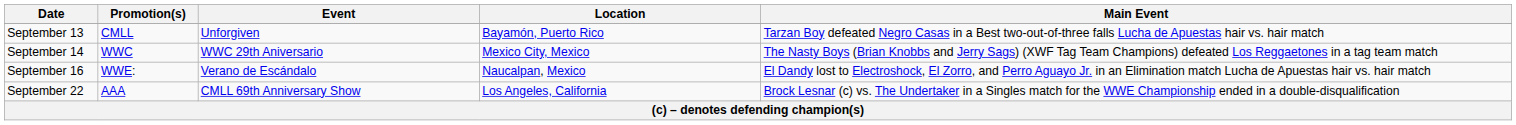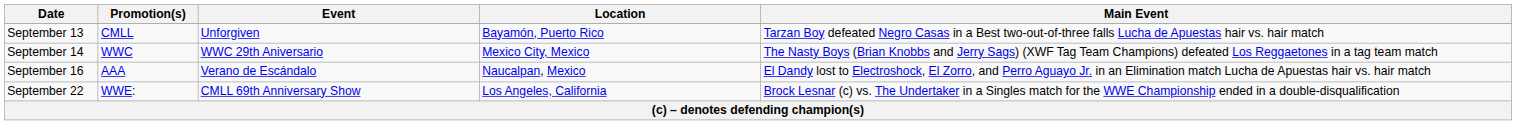(118, 71) WWE: -> (113, 71) AAA
(113, 91) AAA -> (118, 91) WWE:
